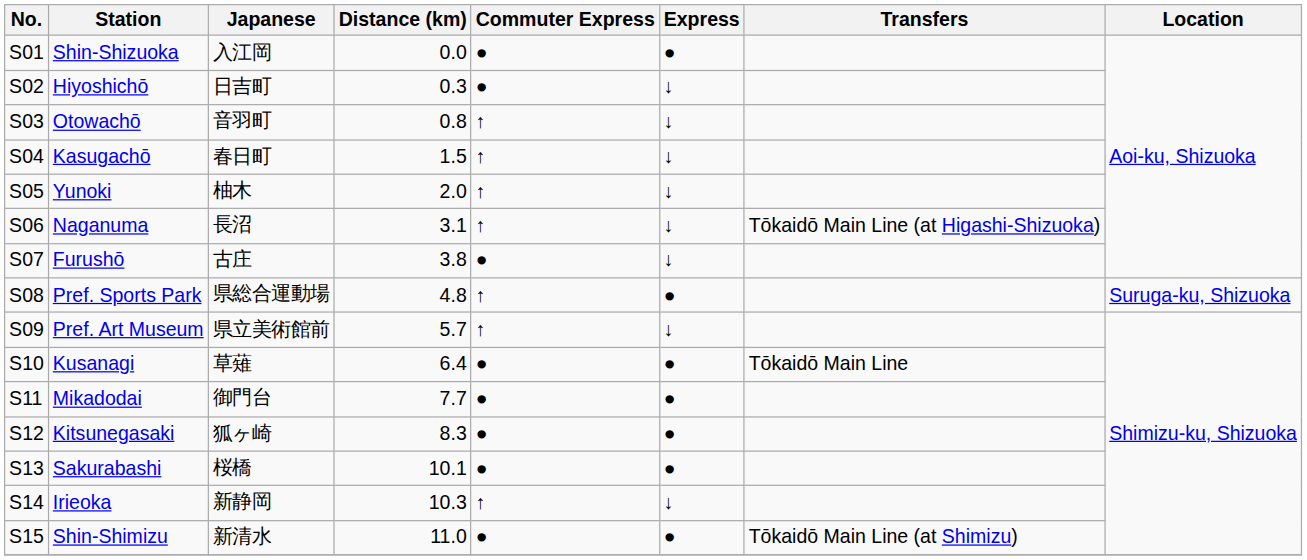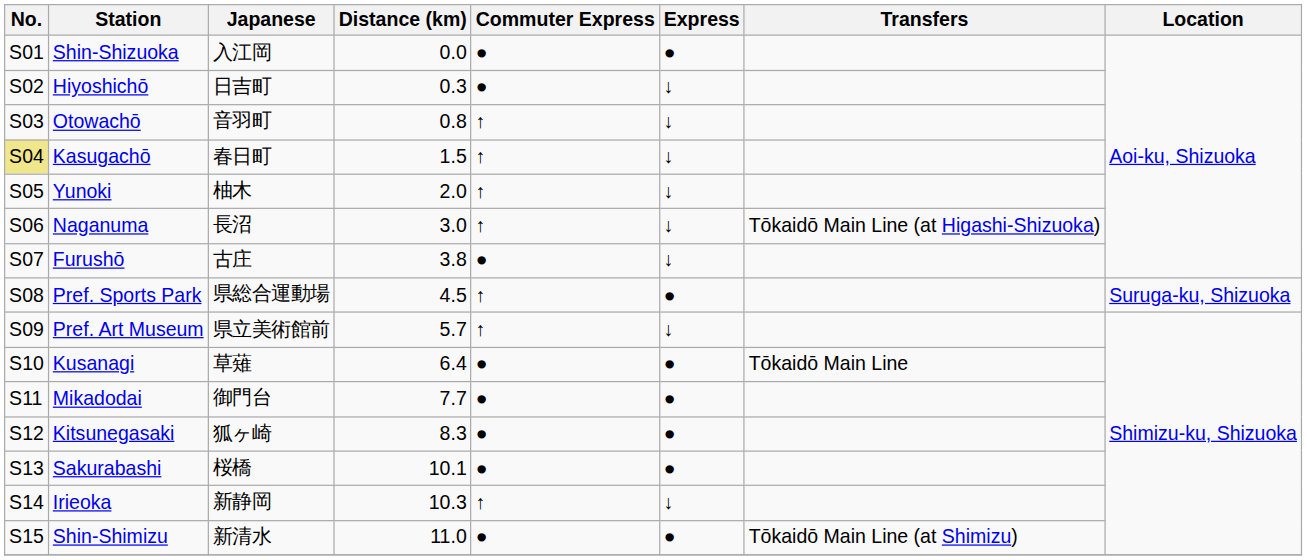(26, 156) no background -> (26, 156) khaki background
(453, 225) 3.1 -> (453, 225) 3.0
(453, 295) 4.8 -> (453, 295) 4.5
